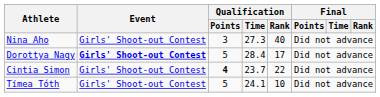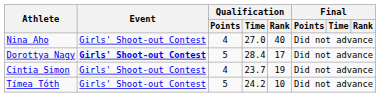(225, 40) 3 -> (225, 40) 4
(255, 40) 27.3 -> (255, 40) 27.0
(225, 69) bold -> (225, 69) normal
(280, 69) 22 -> (280, 69) 19
(255, 84) 24.1 -> (255, 84) 24.2
